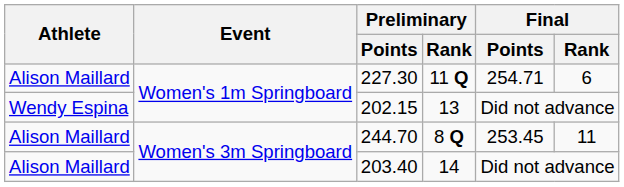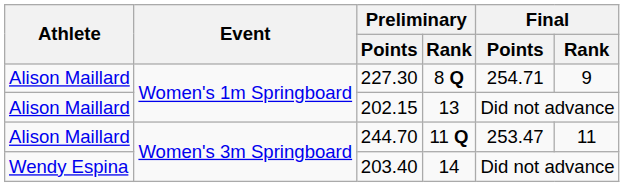(449, 78) 11 Q -> (449, 78) 8 Q
(587, 78) 6 -> (587, 78) 9
(69, 108) Wendy Espina -> (69, 108) Alison Maillard
(449, 137) 8 Q -> (449, 137) 11 Q
(515, 137) 253.45 -> (515, 137) 253.47
(69, 166) Alison Maillard -> (69, 166) Wendy Espina
